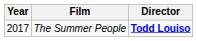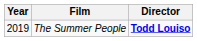(18, 28) 2017 -> (18, 28) 2019
